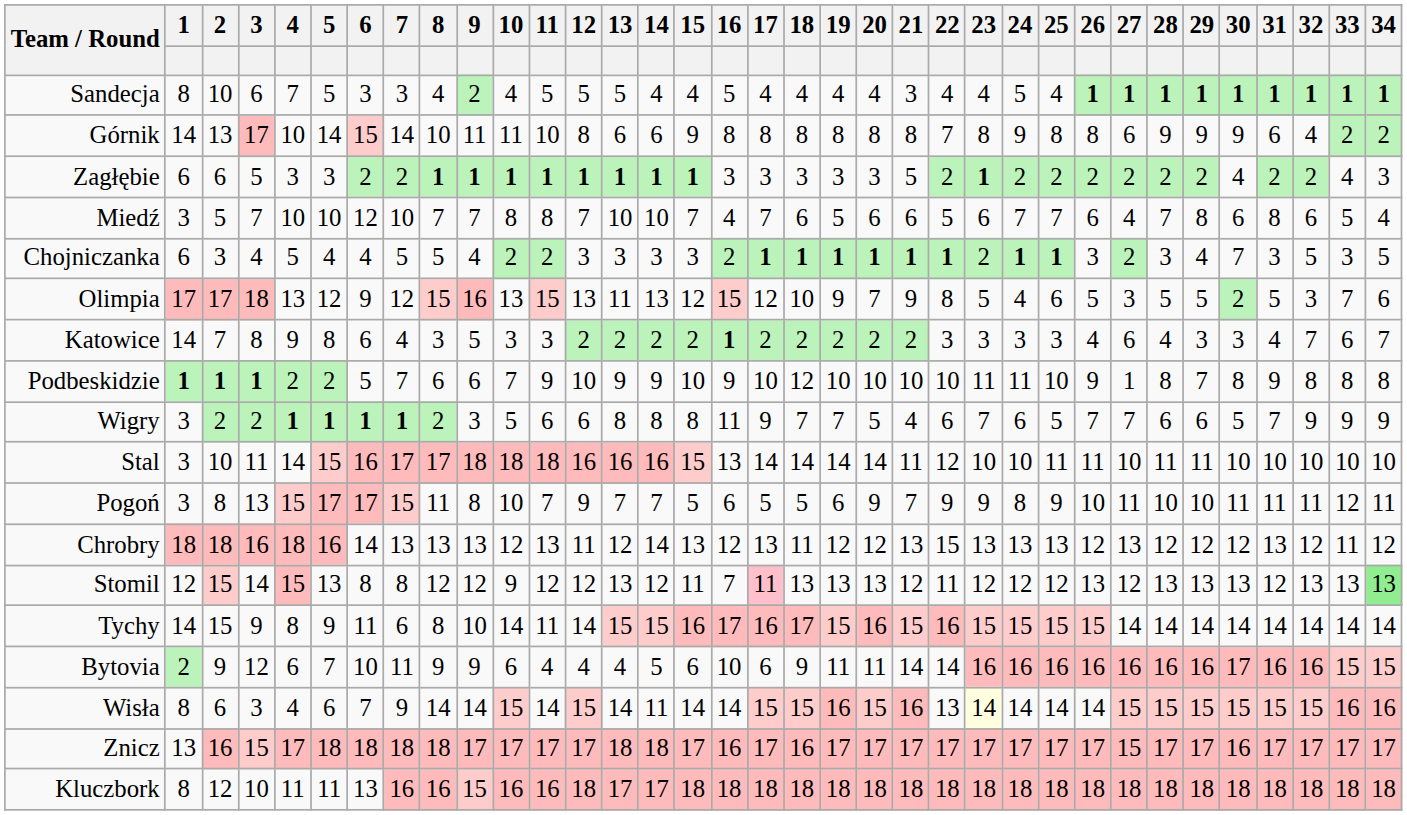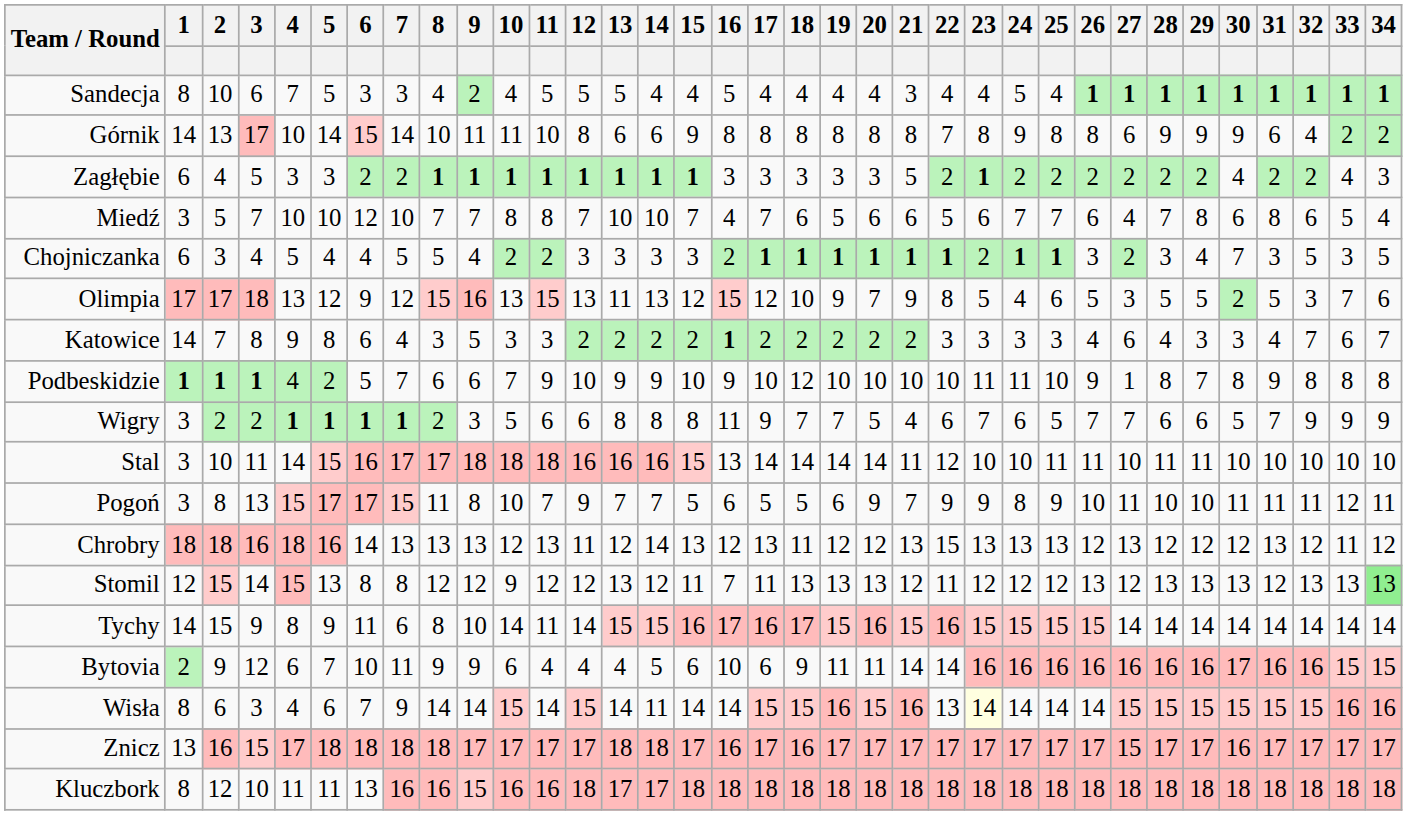(220, 176) 6 -> (220, 176) 4
(293, 380) 2 -> (293, 380) 4
(765, 585) pink background -> (765, 585) no background
